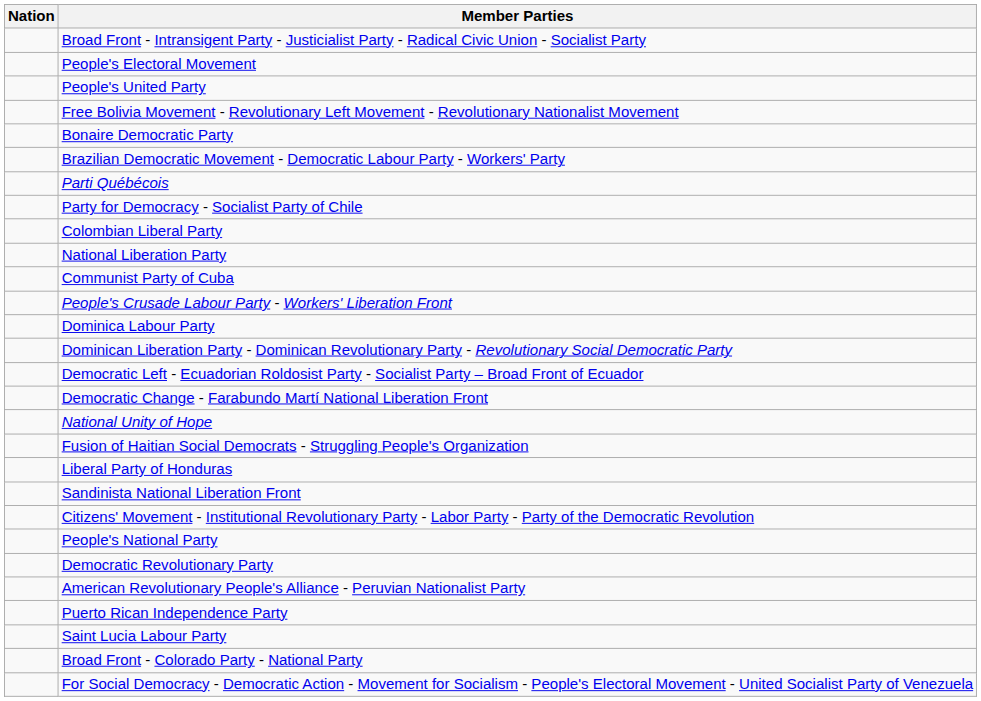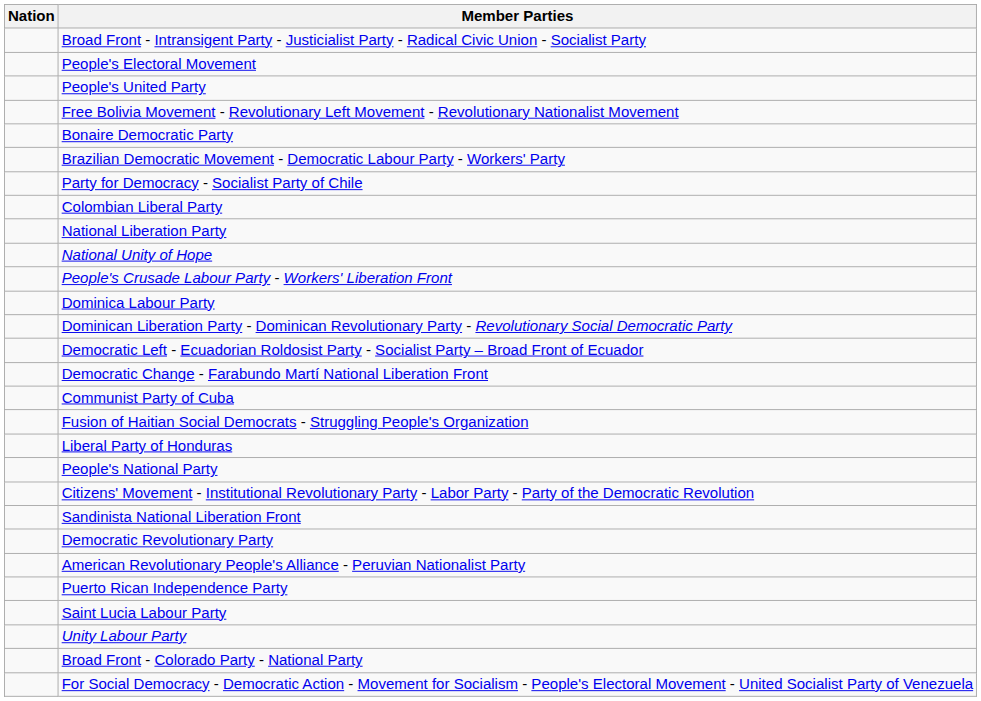- row: (115, 183)
rows swapped: (148, 278) <-> (137, 421)
rows swapped: (140, 541) <-> (181, 493)
+ row: (124, 636)
